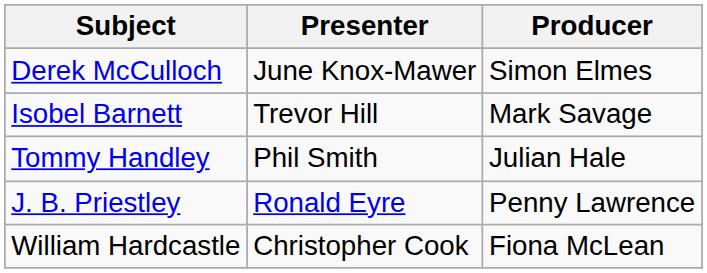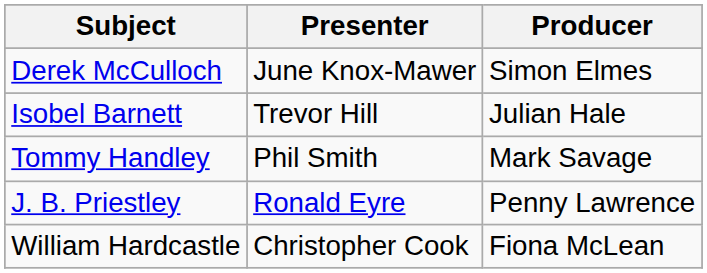(571, 114) Mark Savage -> (557, 114) Julian Hale
(557, 158) Julian Hale -> (571, 158) Mark Savage
